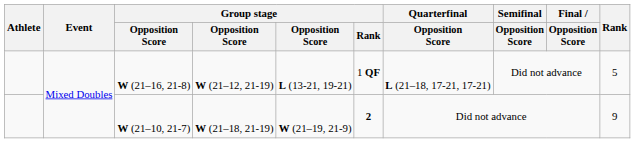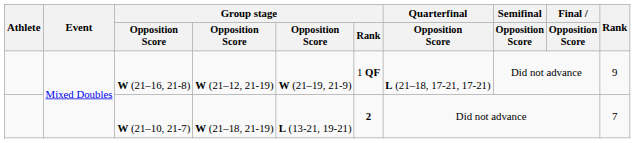(315, 85) L (13-21, 19-21) -> (315, 85) W (21–19, 21-9)
(615, 73) 5 -> (615, 73) 9
(315, 129) W (21–19, 21-9) -> (315, 129) L (13-21, 19-21)
(615, 116) 9 -> (615, 116) 7
